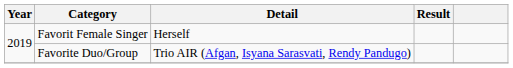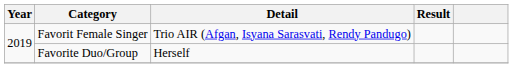(172, 33) Herself -> (282, 33) Trio AIR (Afgan, Isyana Sarasvati, Rendy Pandugo)
(282, 53) Trio AIR (Afgan, Isyana Sarasvati, Rendy Pandugo) -> (172, 53) Herself
